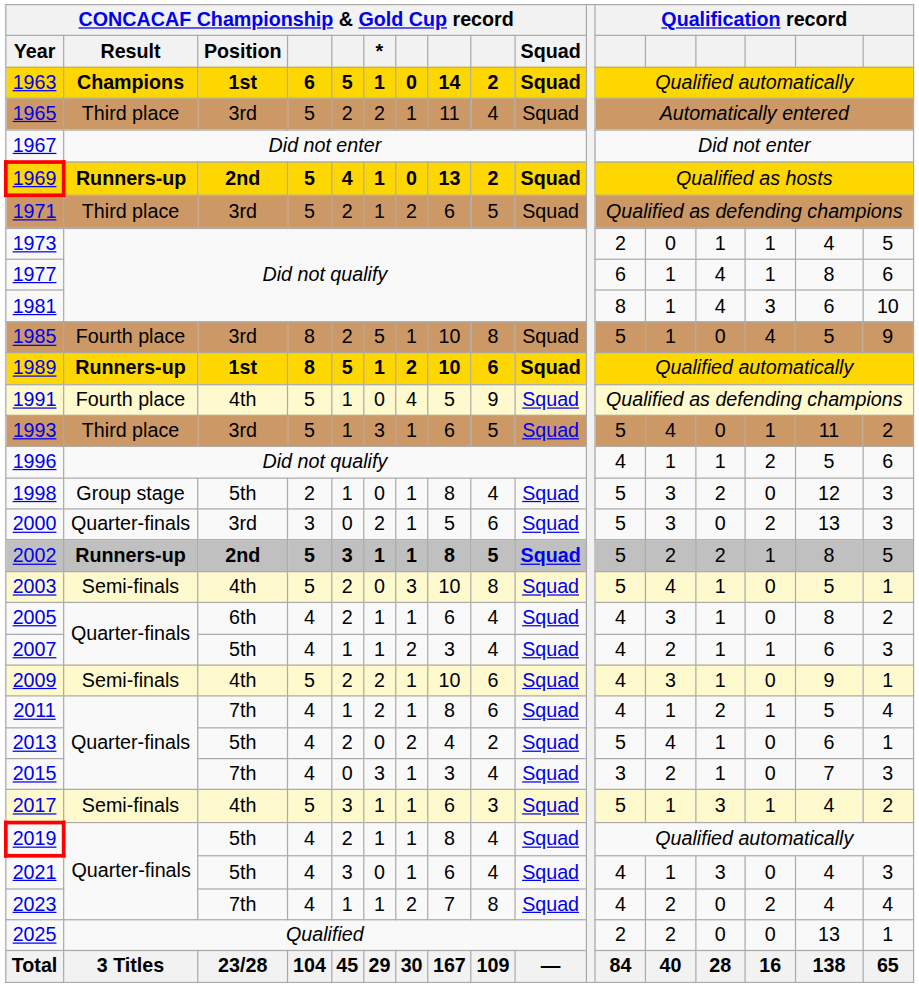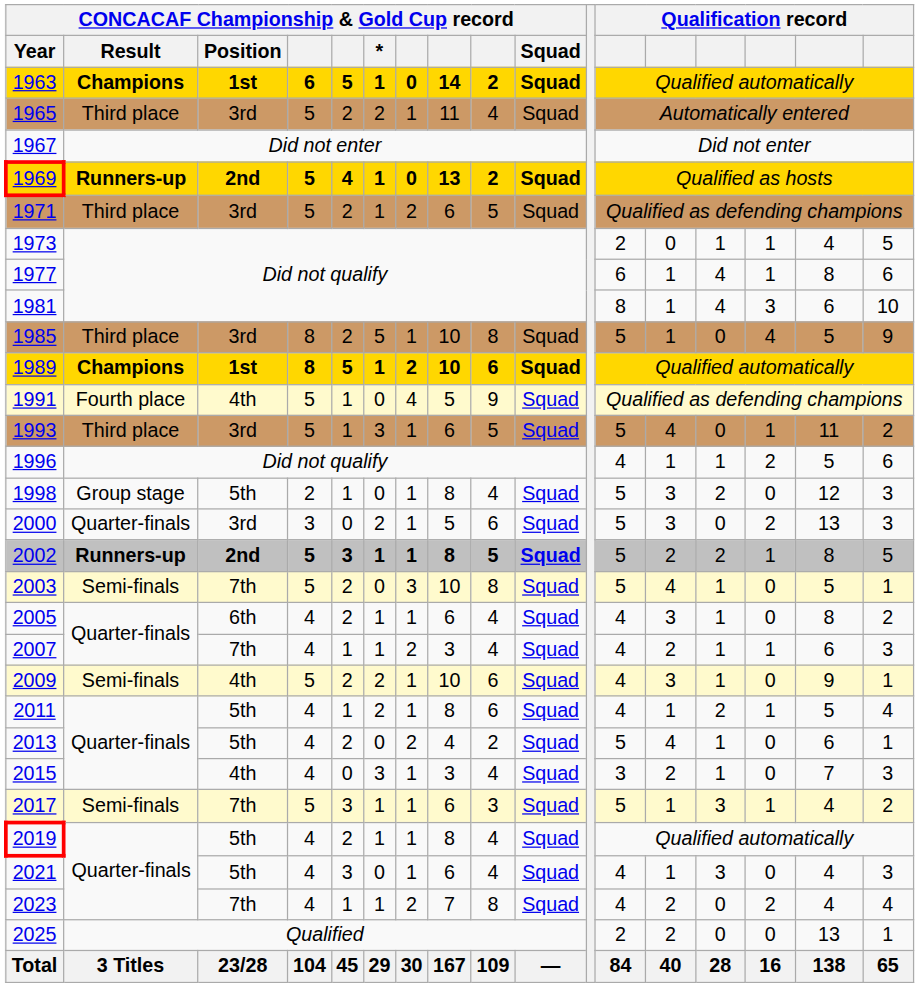(130, 337) Fourth place -> (130, 337) Third place
(130, 368) Runners-up -> (130, 368) Champions
(243, 586) 4th -> (243, 586) 7th
(243, 649) 5th -> (243, 649) 7th
(243, 711) 7th -> (243, 711) 5th
(243, 774) 7th -> (243, 774) 4th
(243, 805) 4th -> (243, 805) 7th
